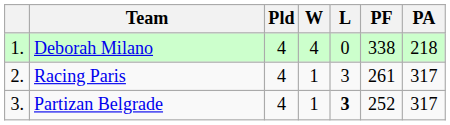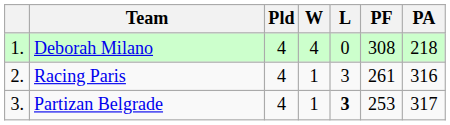(382, 47) 338 -> (382, 47) 308
(424, 76) 317 -> (424, 76) 316
(382, 104) 252 -> (382, 104) 253
